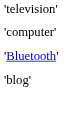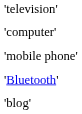+ row: (41, 56)
